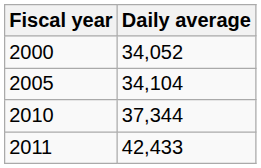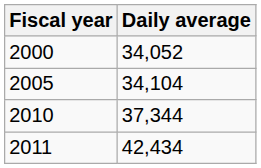(152, 147) 42,433 -> (152, 147) 42,434
